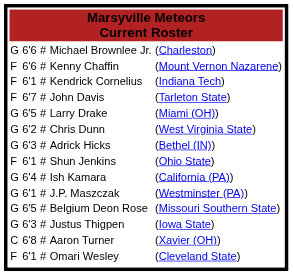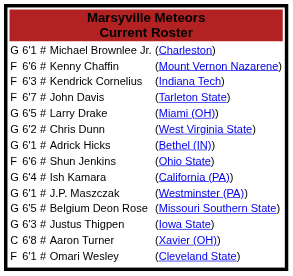(29, 50) 6'6 -> (29, 50) 6'1
(29, 82) 6'1 -> (29, 82) 6'3
(29, 145) 6'3 -> (29, 145) 6'1
(29, 161) 6'1 -> (29, 161) 6'6
